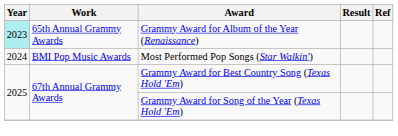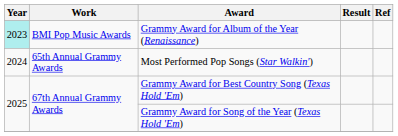(77, 34) 65th Annual Grammy Awards -> (81, 34) BMI Pop Music Awards
(81, 56) BMI Pop Music Awards -> (77, 62) 65th Annual Grammy Awards
